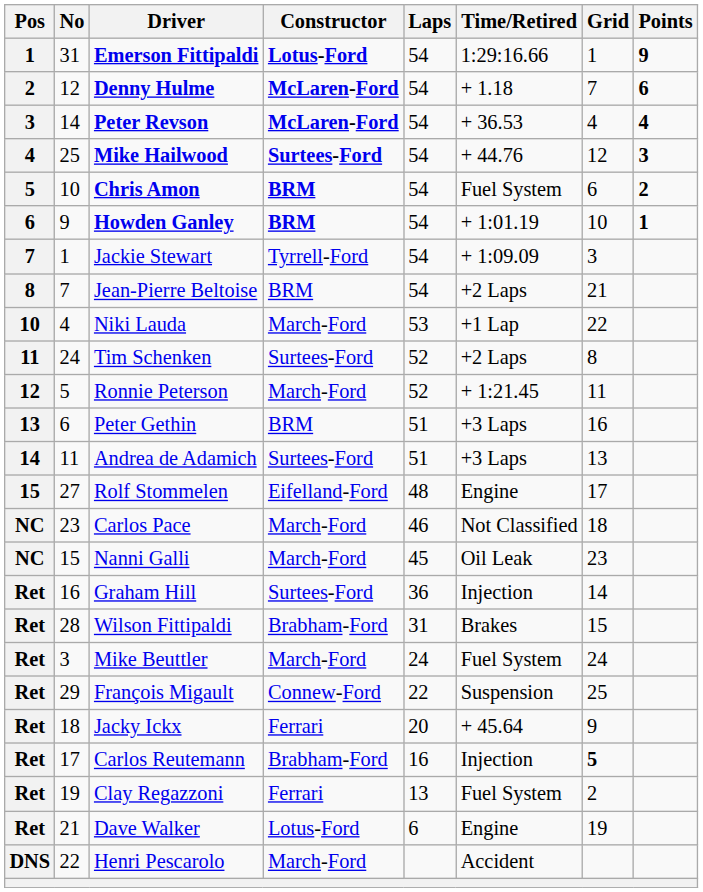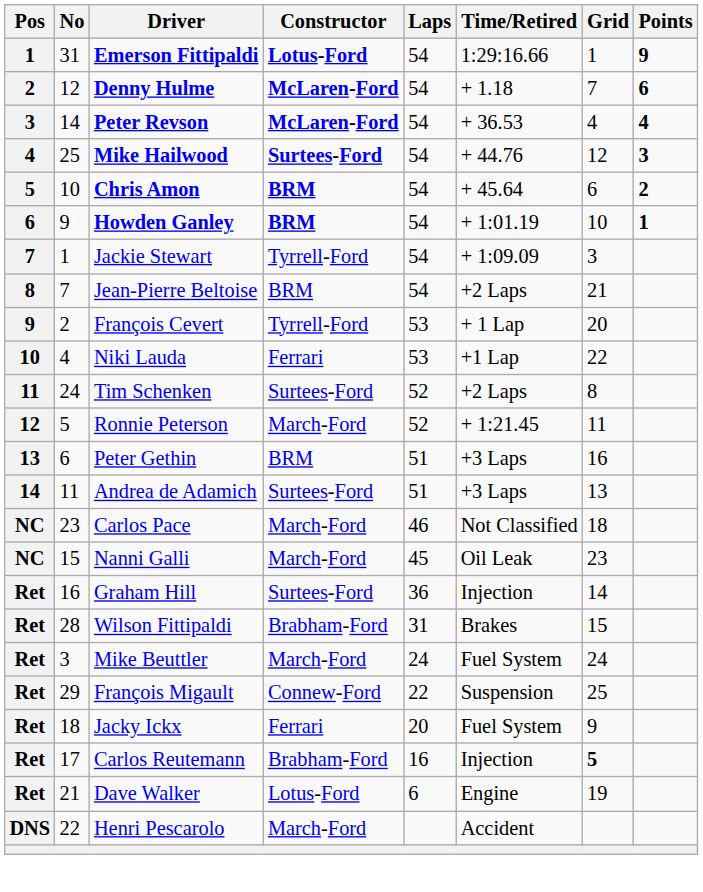(511, 189) Fuel System -> (492, 189) + 45.64
+ row: (159, 323)
(317, 323) March-Ford -> (296, 357) Ferrari
- row: (161, 491)
(492, 726) + 45.64 -> (511, 726) Fuel System
- row: (159, 793)
